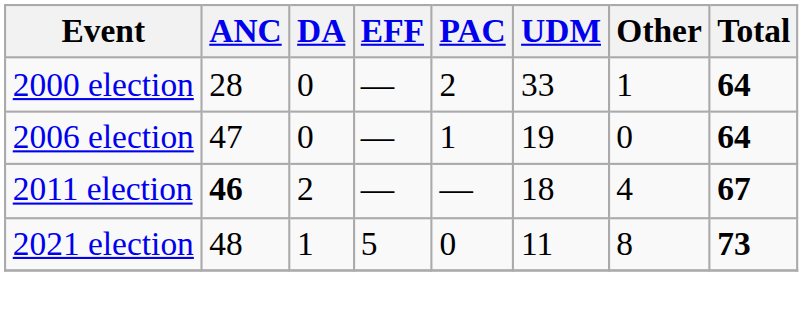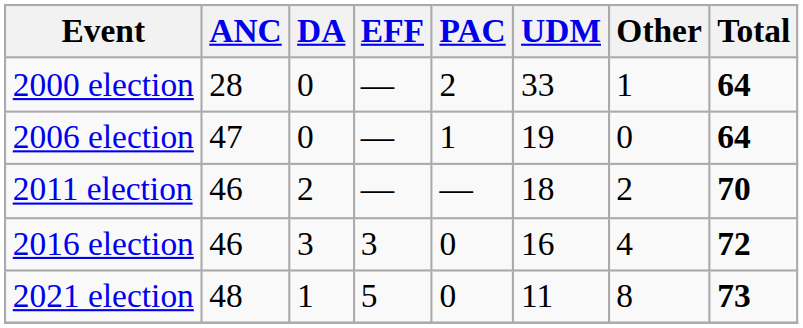(226, 190) bold -> (226, 190) normal
(625, 190) 4 -> (625, 190) 2
(734, 190) 67 -> (734, 190) 70
+ row: (103, 243)
